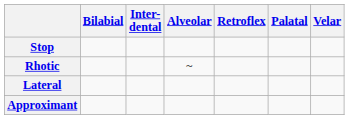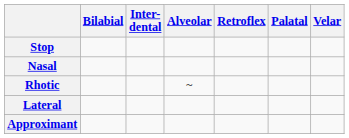+ row: (42, 66)
